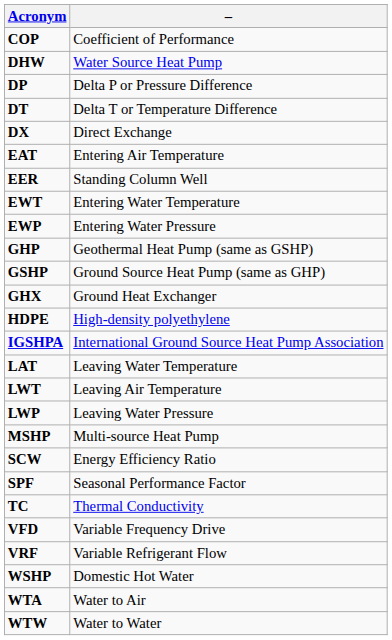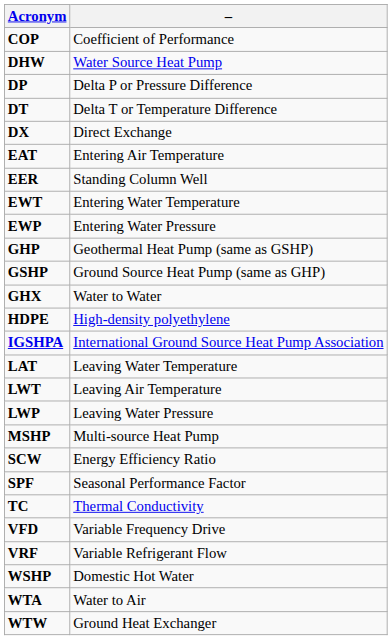(145, 296) Ground Heat Exchanger -> (117, 296) Water to Water
(117, 623) Water to Water -> (145, 623) Ground Heat Exchanger
